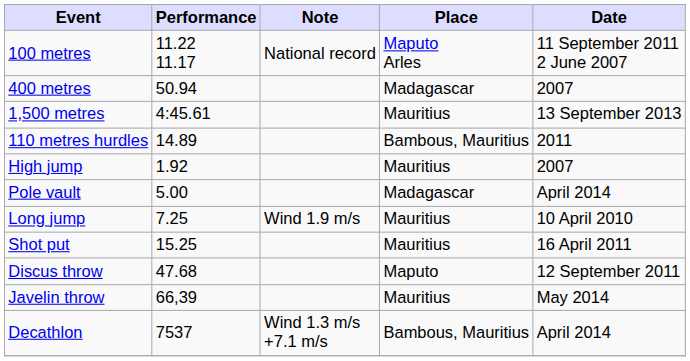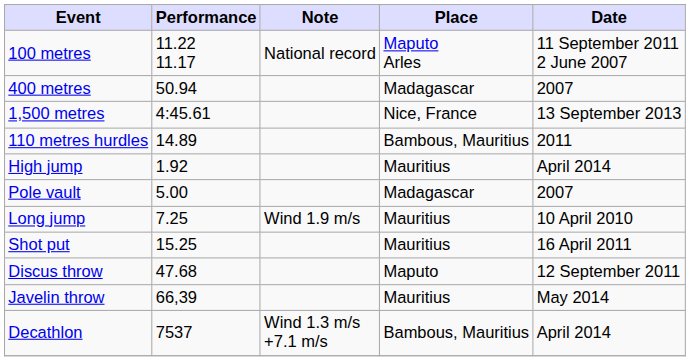(417, 114) Mauritius -> (430, 114) Nice, France
(555, 166) 2007 -> (574, 166) April 2014
(574, 192) April 2014 -> (555, 192) 2007
